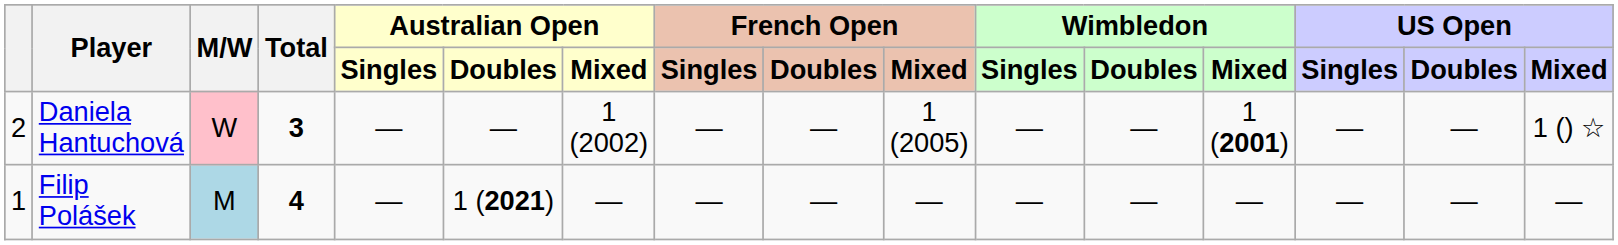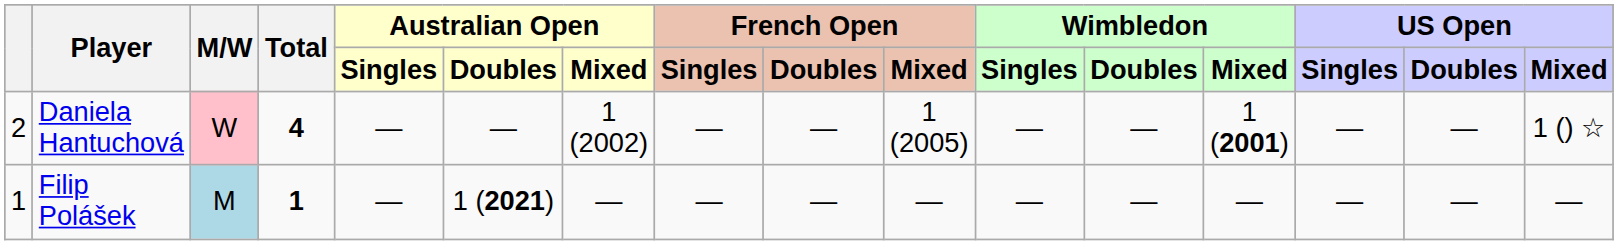(296, 127) 3 -> (296, 127) 4
(296, 201) 4 -> (296, 201) 1
